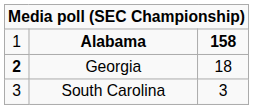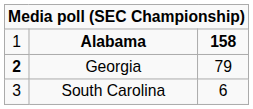(223, 66) 18 -> (223, 66) 79
(223, 91) 3 -> (223, 91) 6
